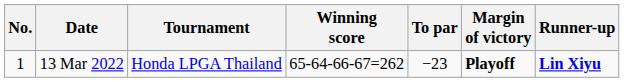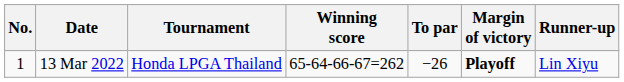(435, 64) −23 -> (435, 64) −26
(570, 64) bold -> (569, 64) normal
